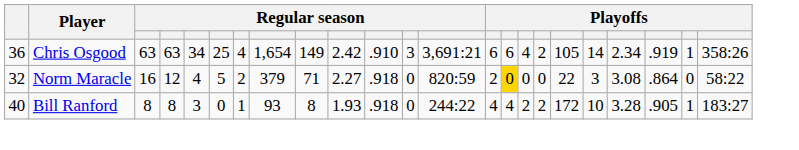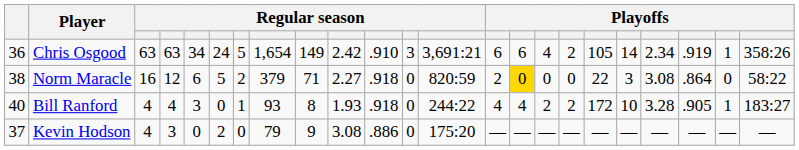(221, 52) 25 -> (221, 52) 24
(241, 52) 4 -> (241, 52) 5
(17, 78) 32 -> (17, 78) 38
(197, 78) 4 -> (197, 78) 6
(148, 105) 8 -> (148, 105) 4
(172, 105) 8 -> (172, 105) 4
+ row: (82, 132)
